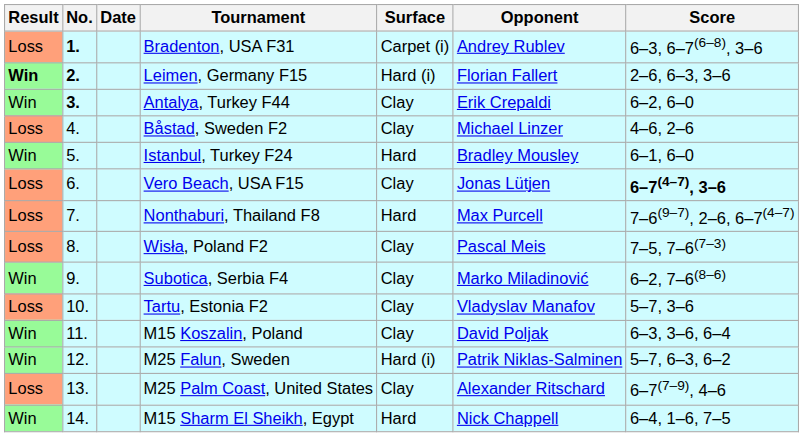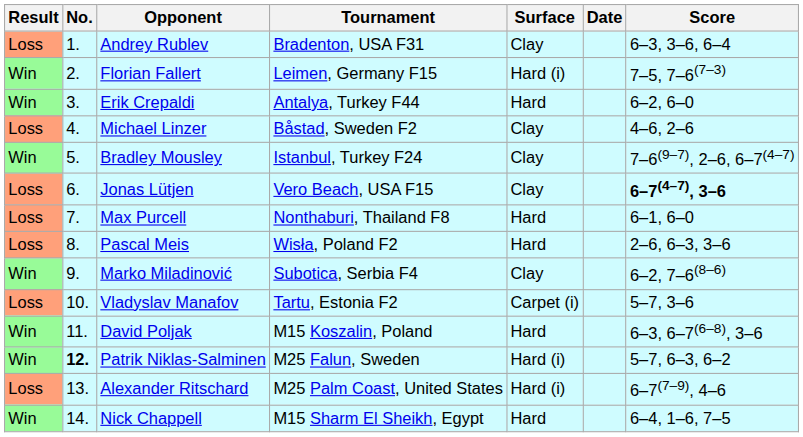columns swapped: (118, 17) <-> (540, 17)
(73, 46) bold -> (73, 44) normal
(415, 46) Carpet (i) -> (527, 44) Clay
(696, 46) 6–3, 6–7(6–8), 3–6 -> (680, 44) 6–3, 3–6, 6–4
(23, 75) bold -> (23, 72) normal
(73, 75) bold -> (73, 72) normal
(680, 75) 2–6, 6–3, 3–6 -> (678, 72) 7–5, 7–6(7–3)
(73, 101) bold -> (73, 101) normal
(397, 101) Clay -> (528, 101) Hard
(399, 155) Hard -> (527, 157) Clay
(662, 155) 6–1, 6–0 -> (712, 157) 7–6(9–7), 2–6, 6–7(4–7)
(712, 215) 7–6(9–7), 2–6, 6–7(4–7) -> (662, 217) 6–1, 6–0
(397, 246) Clay -> (528, 244) Hard
(678, 246) 7–5, 7–6(7–3) -> (680, 244) 2–6, 6–3, 3–6
(397, 306) Clay -> (545, 302) Carpet (i)
(397, 333) Clay -> (528, 330) Hard
(680, 333) 6–3, 3–6, 6–4 -> (696, 330) 6–3, 6–7(6–8), 3–6
(78, 359) normal -> (78, 359) bold
(397, 388) Clay -> (538, 388) Hard (i)
